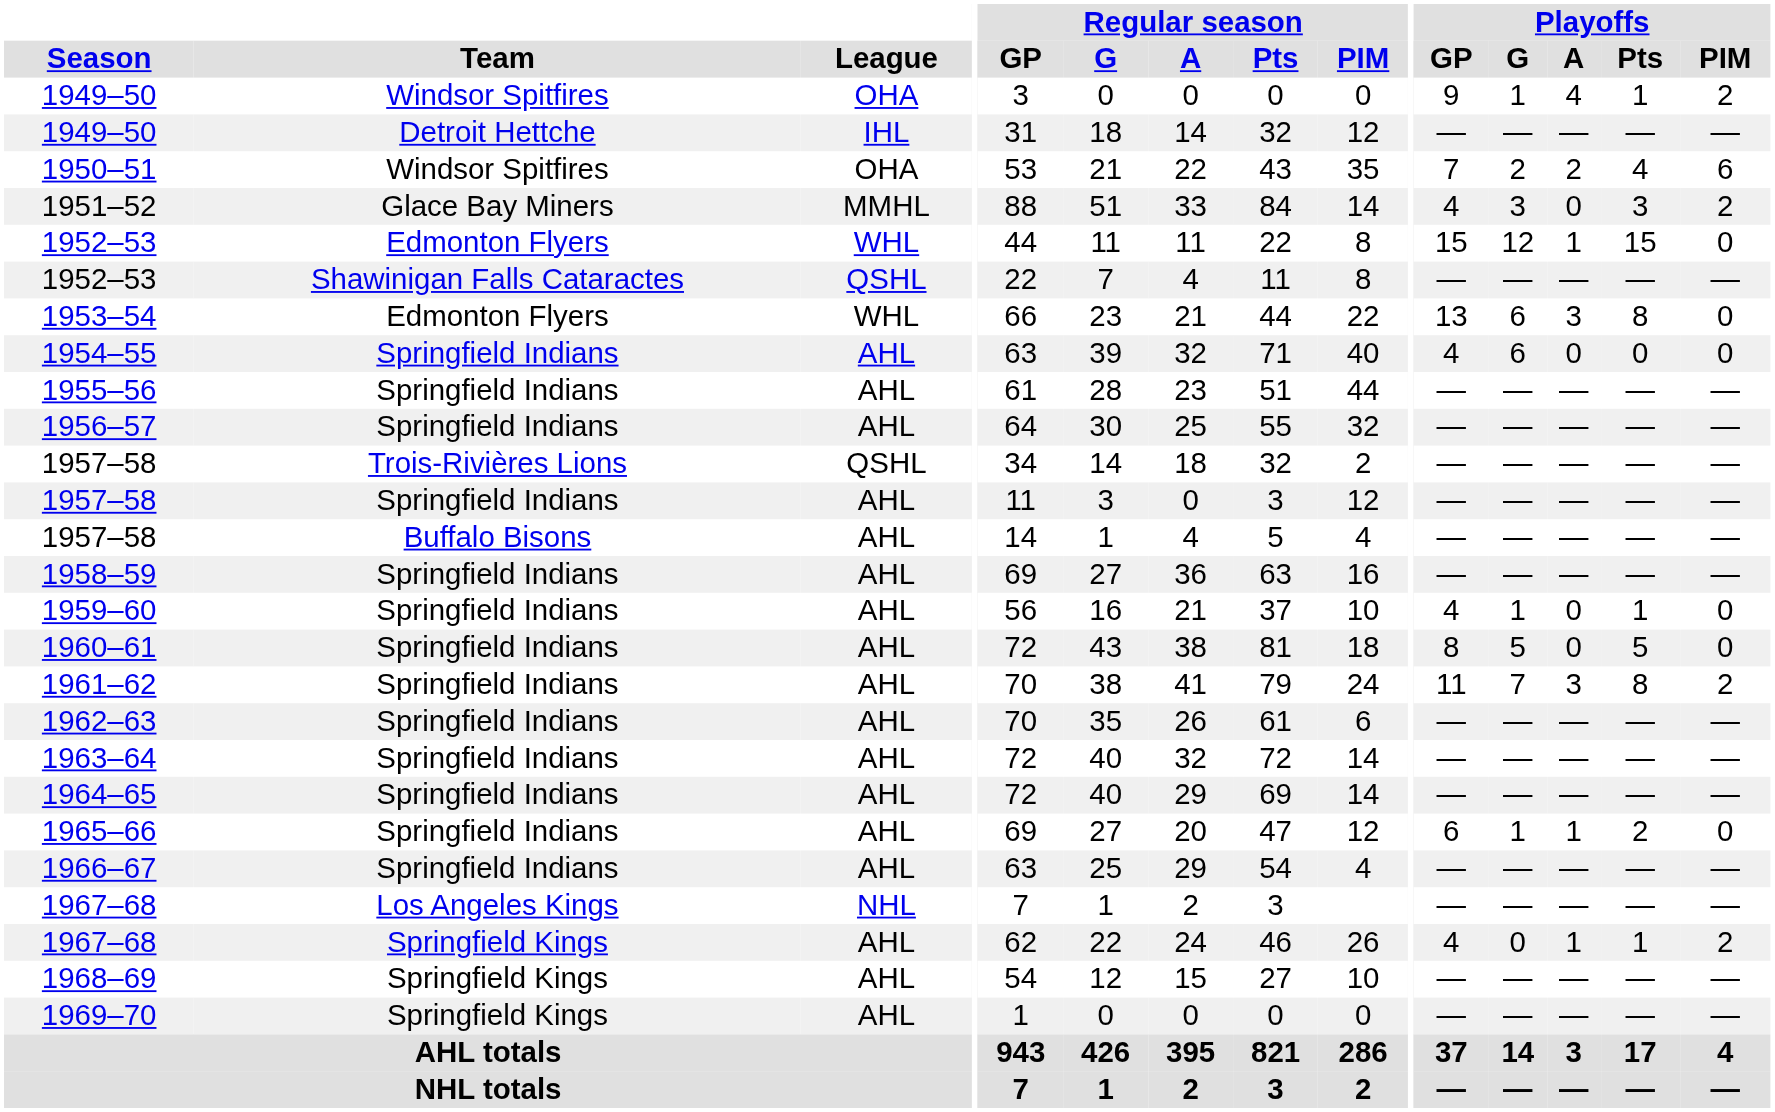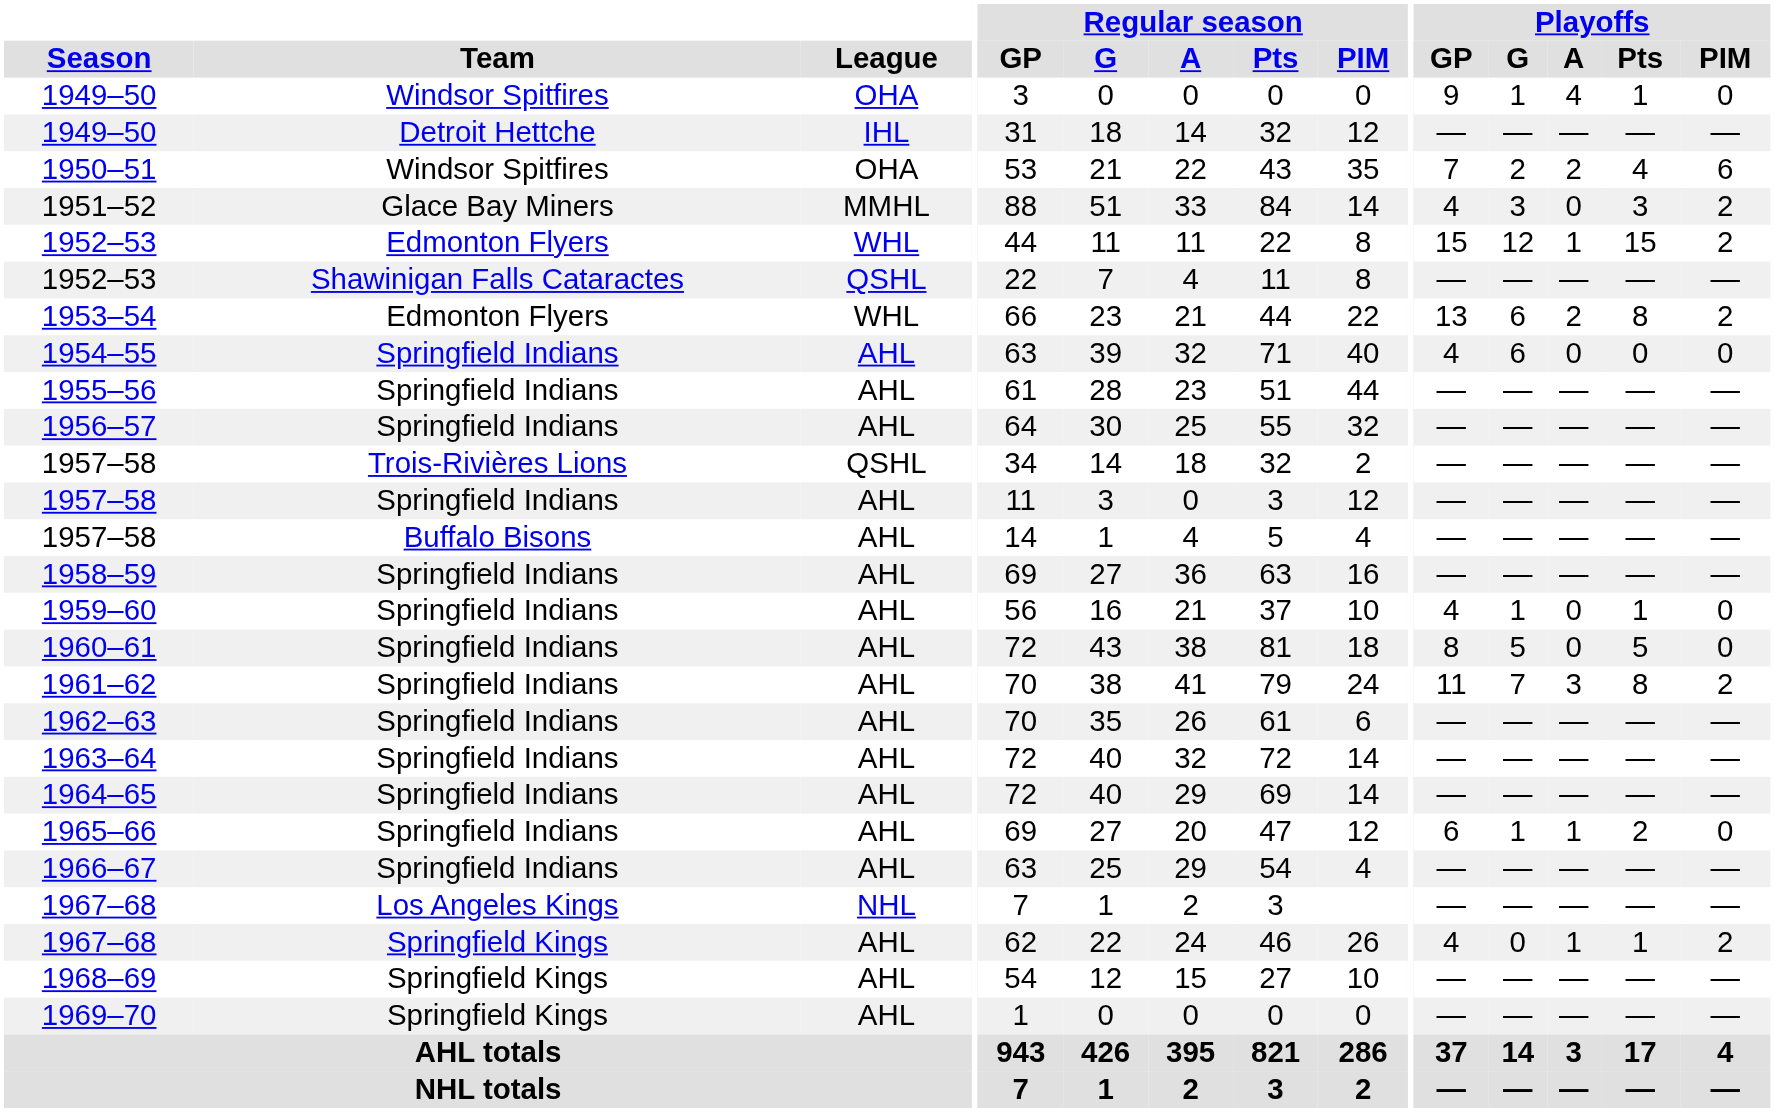(1725, 95) 2 -> (1725, 95) 0
(1725, 242) 0 -> (1725, 242) 2
(1574, 316) 3 -> (1574, 316) 2
(1725, 316) 0 -> (1725, 316) 2
